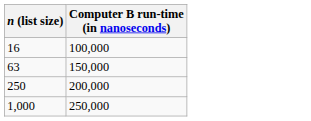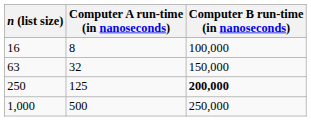+ column: (126, 21)
(89, 86) normal -> (209, 86) bold
